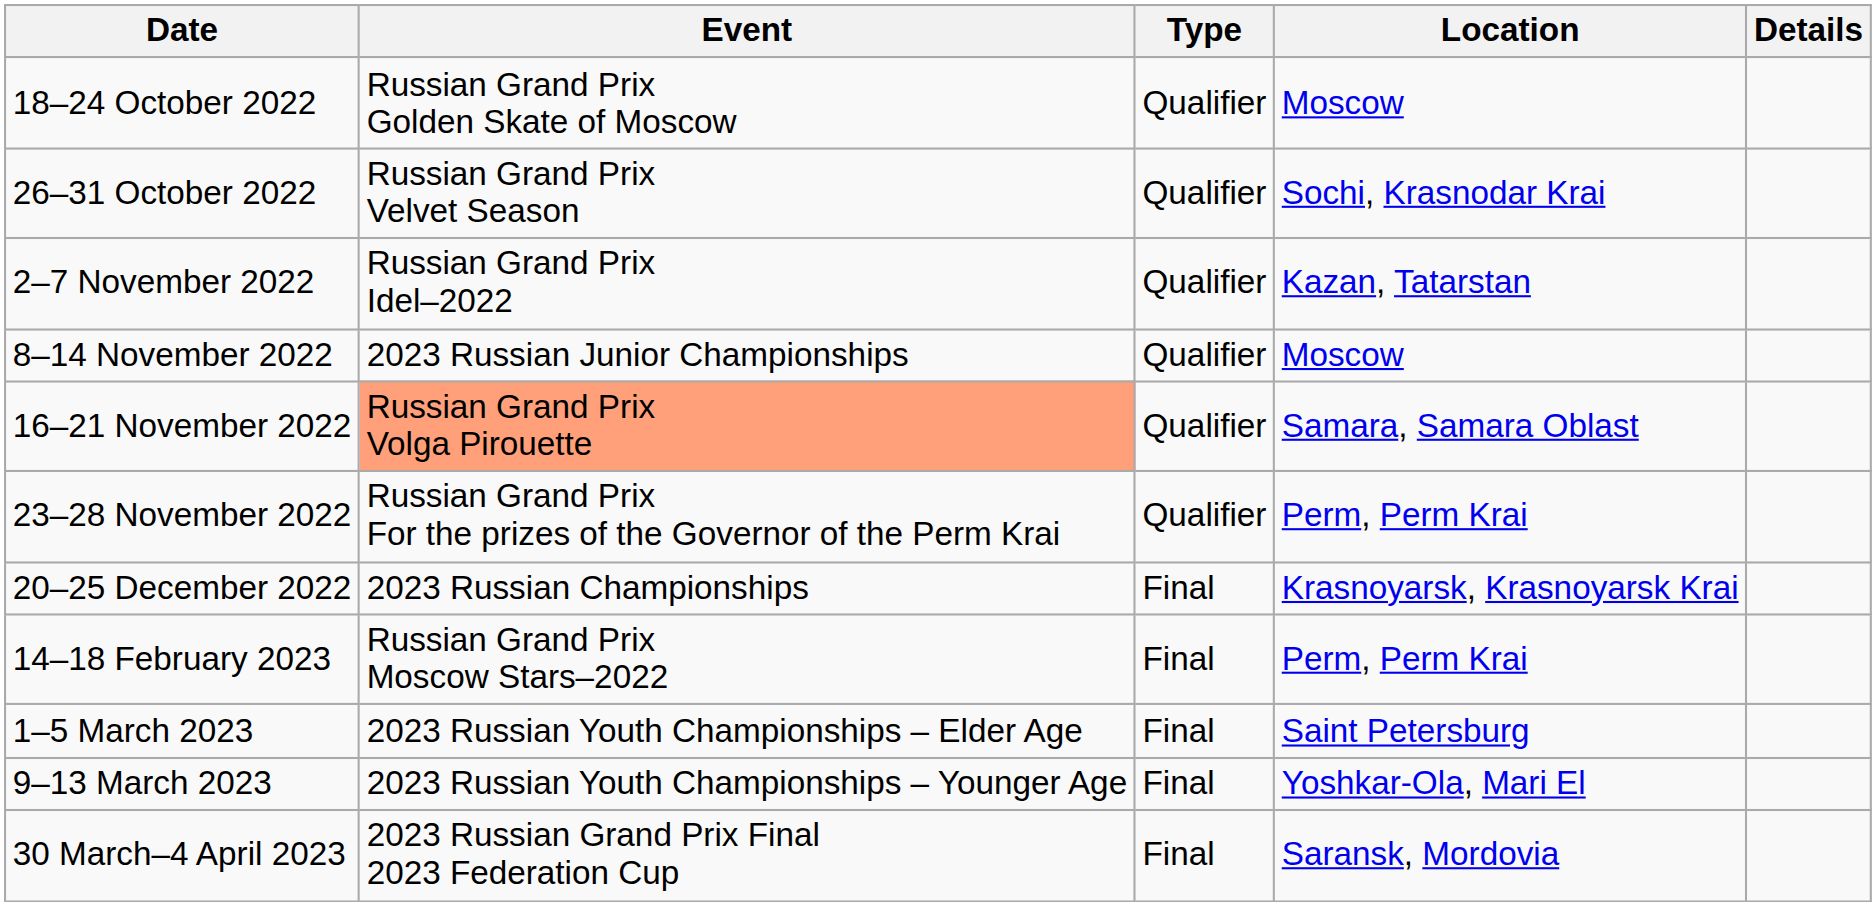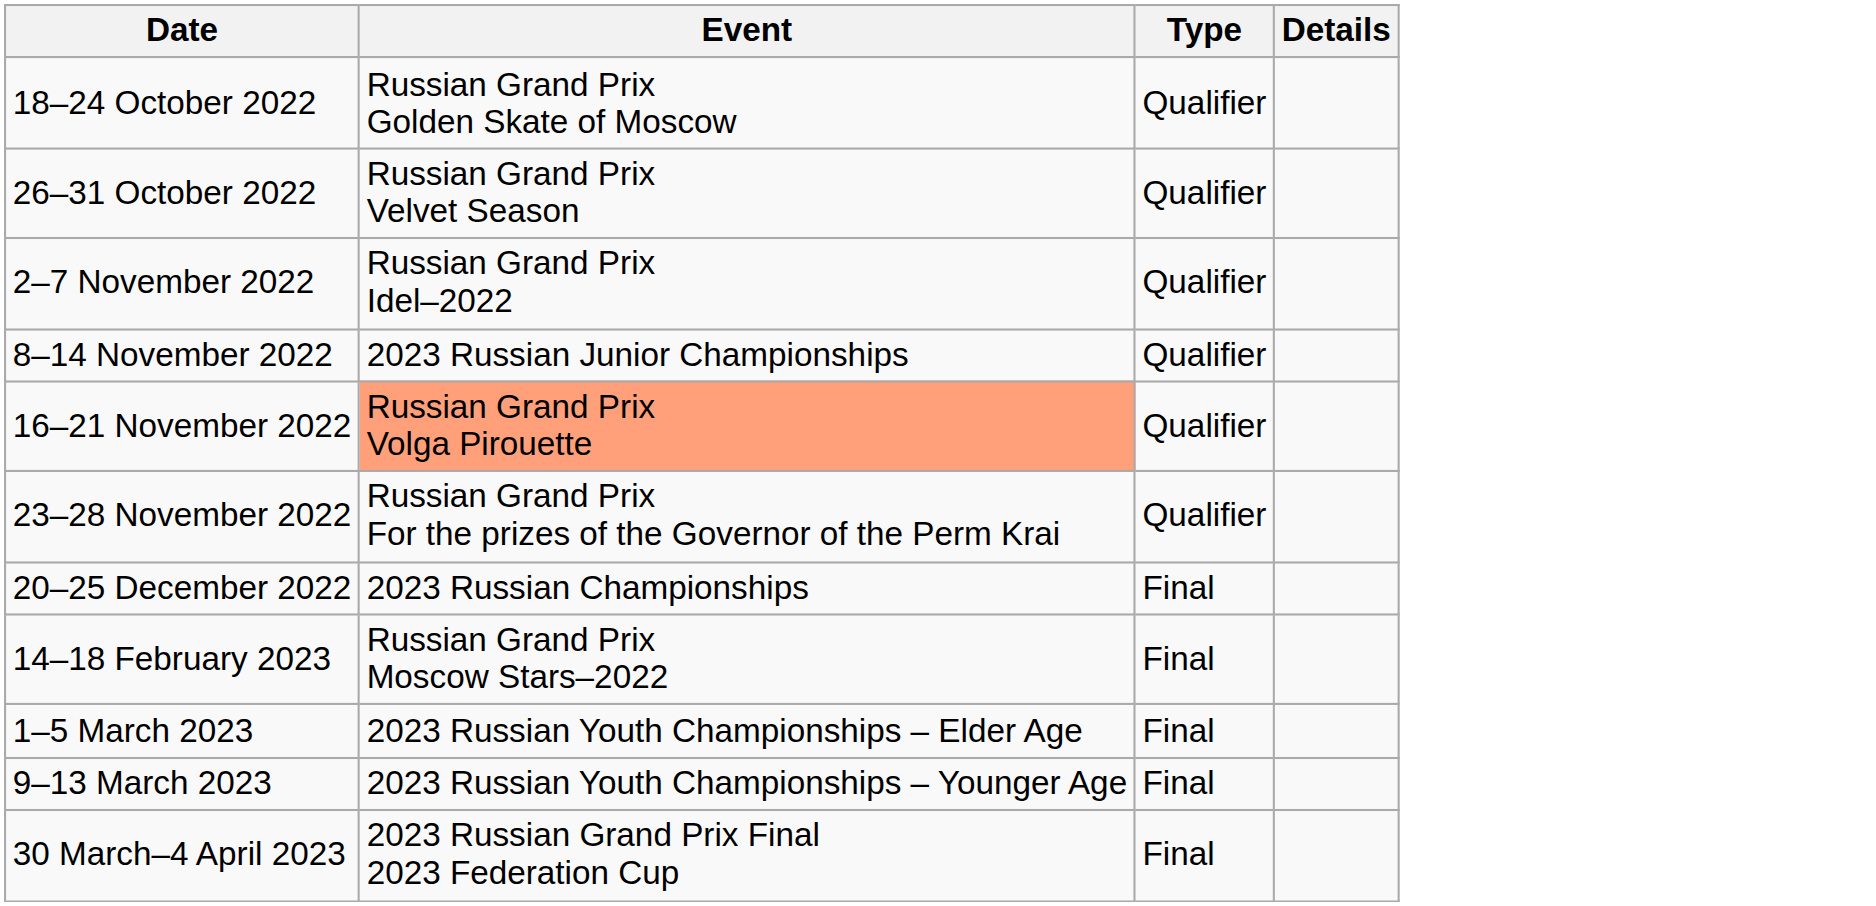- column: (1510, 30)
